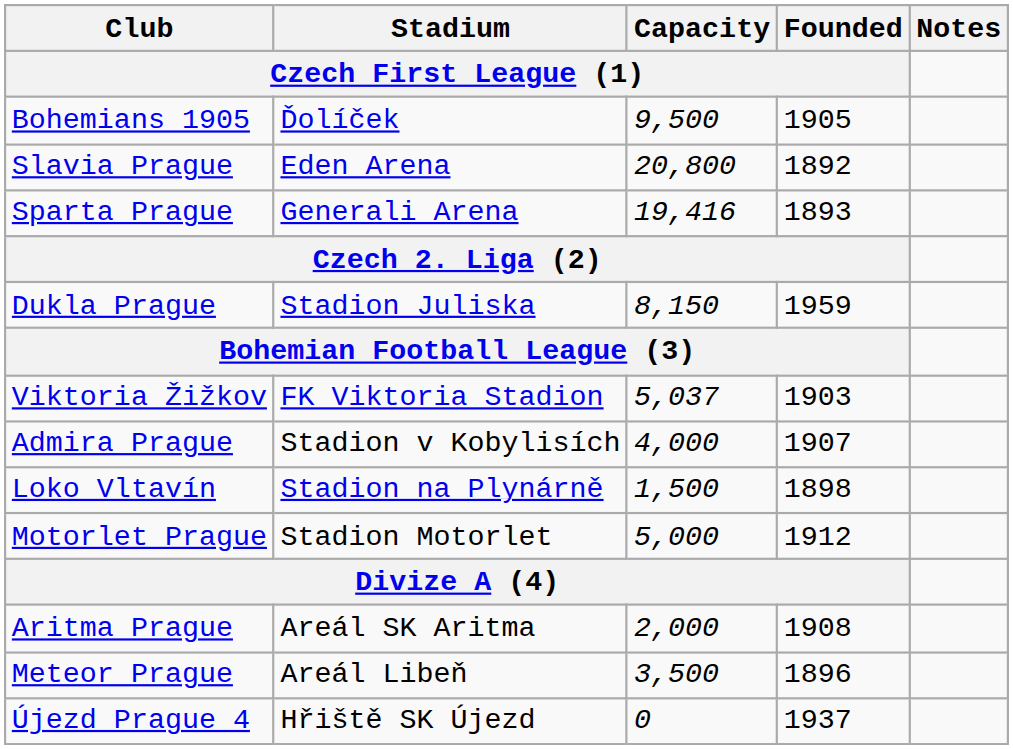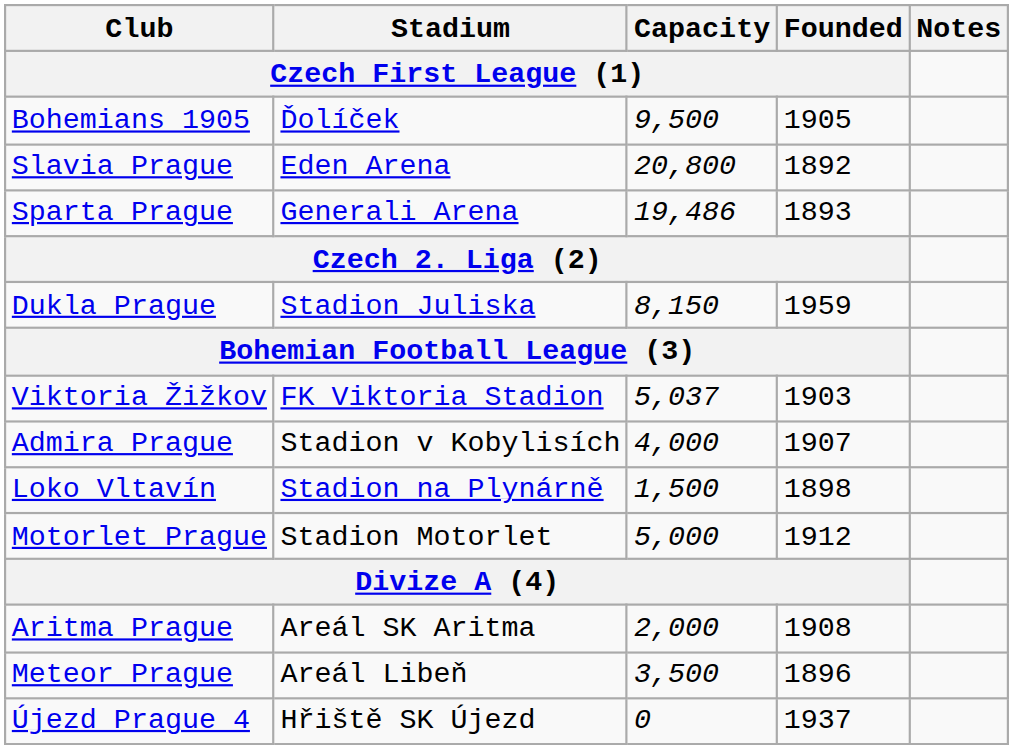(685, 213) 19,416 -> (685, 213) 19,486
